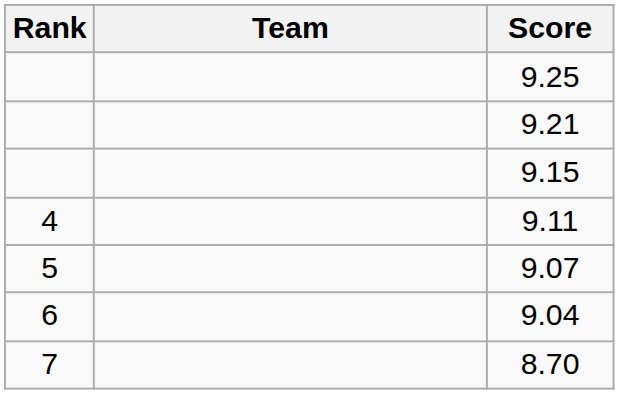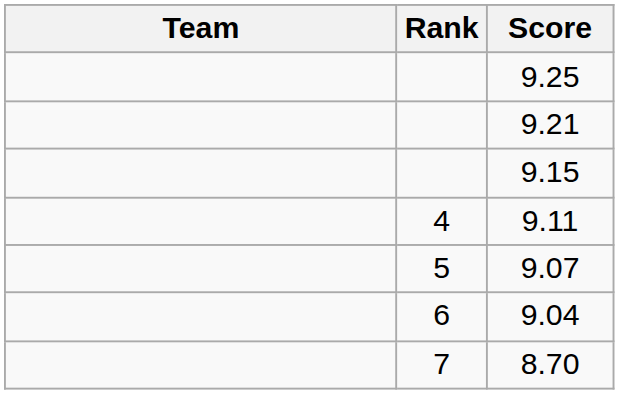columns swapped: (50, 28) <-> (290, 28)
